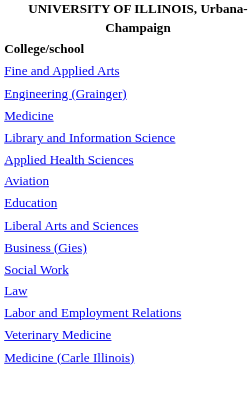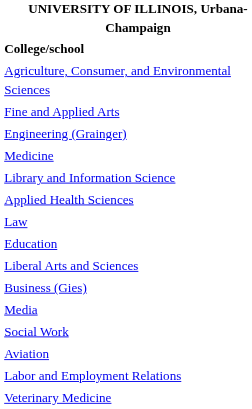+ row: (118, 80)
rows swapped: (16, 291) <-> (27, 181)
+ row: (21, 309)
- row: (69, 357)
